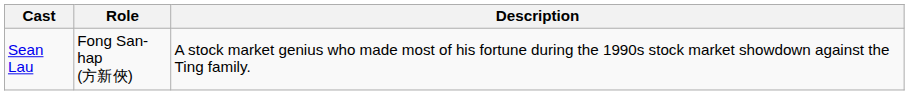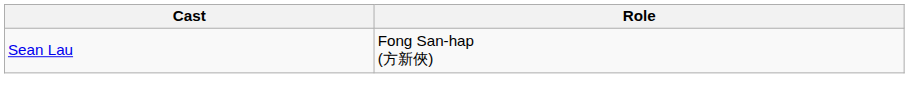- column: (538, 16)
